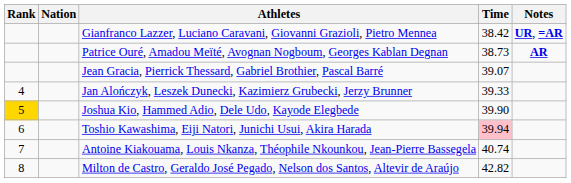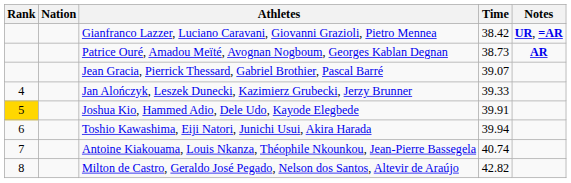(495, 110) 39.90 -> (495, 110) 39.91
(495, 129) pink background -> (495, 129) no background
